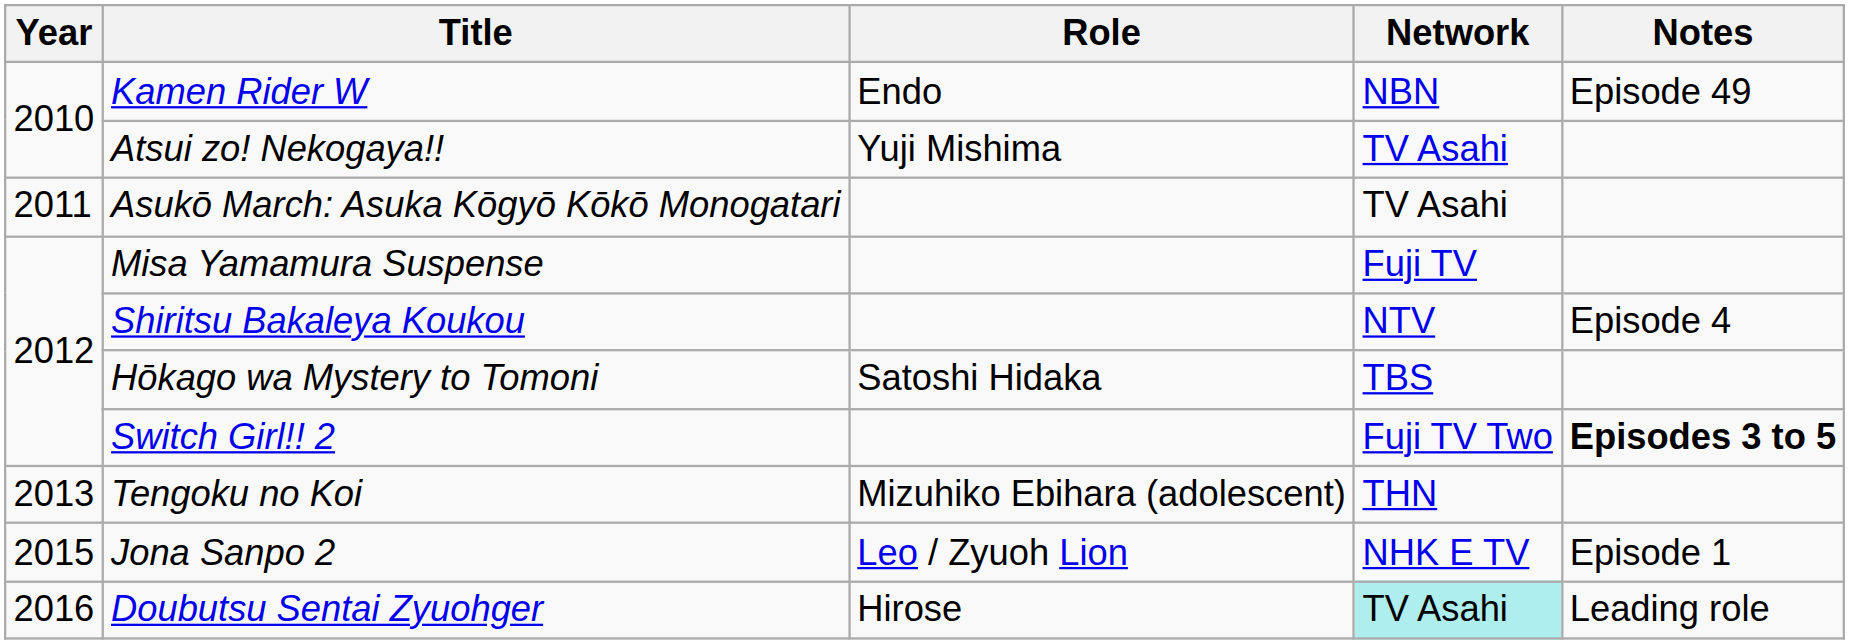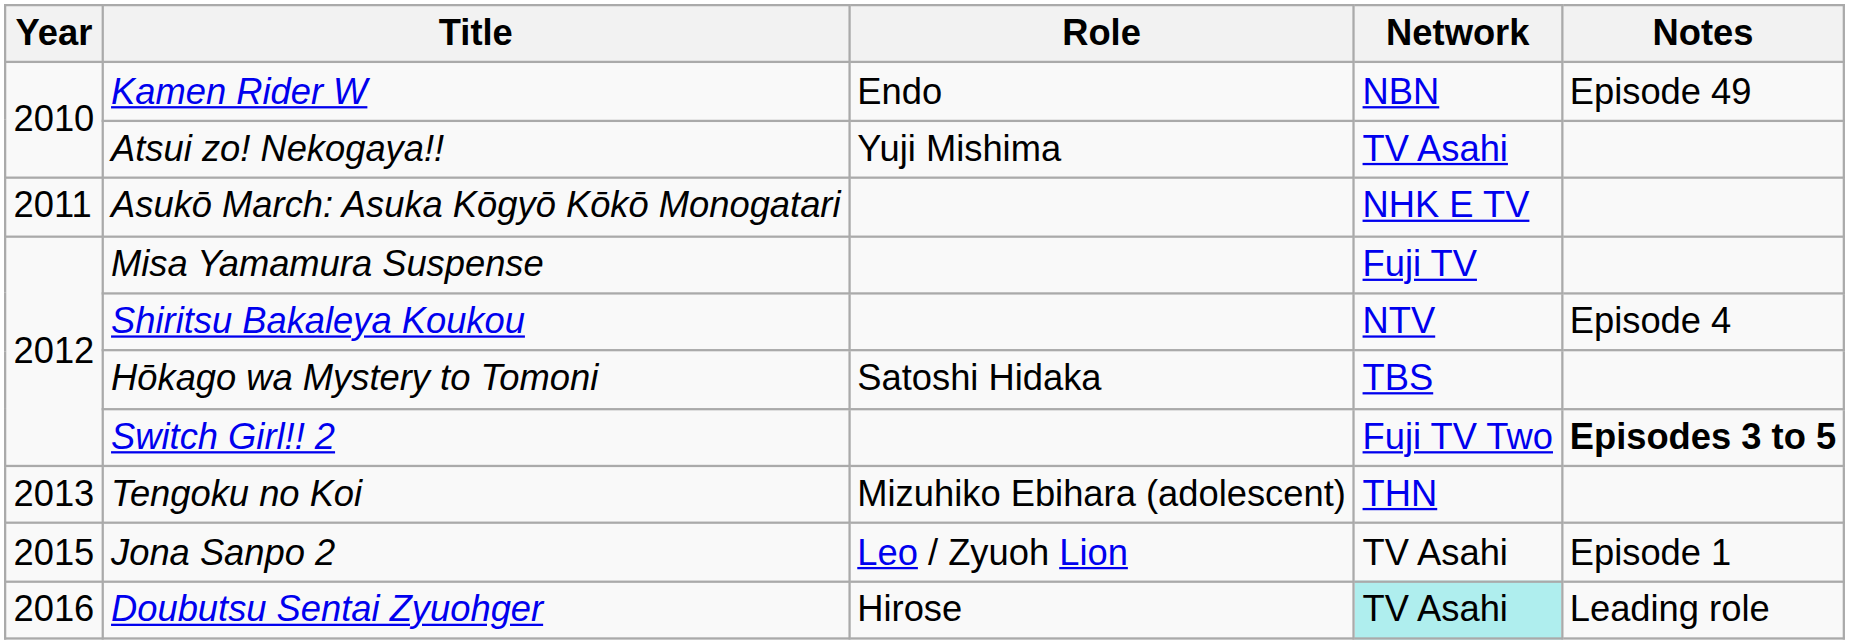(1435, 206) TV Asahi -> (1446, 206) NHK E TV
(1446, 551) NHK E TV -> (1435, 551) TV Asahi
